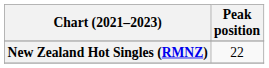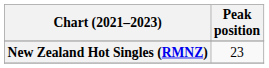(237, 52) 22 -> (237, 52) 23
